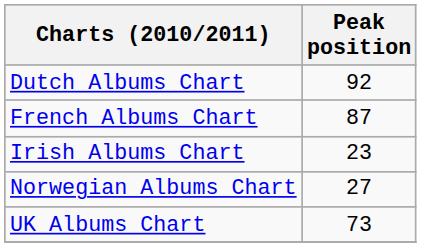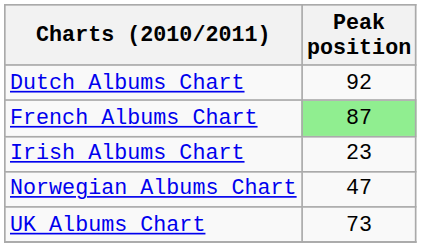(359, 118) no background -> (359, 118) lightgreen background
(359, 189) 27 -> (359, 189) 47
